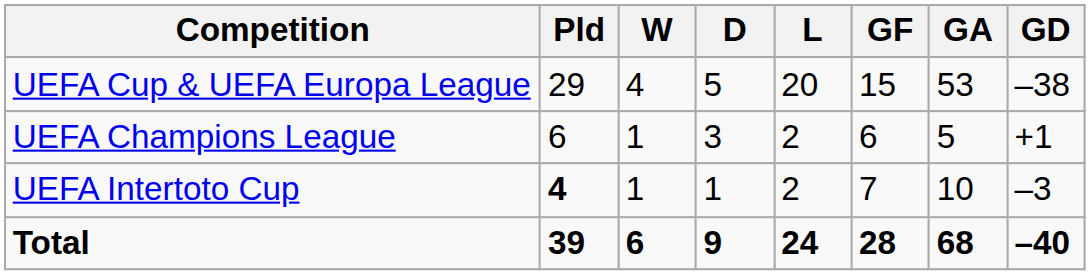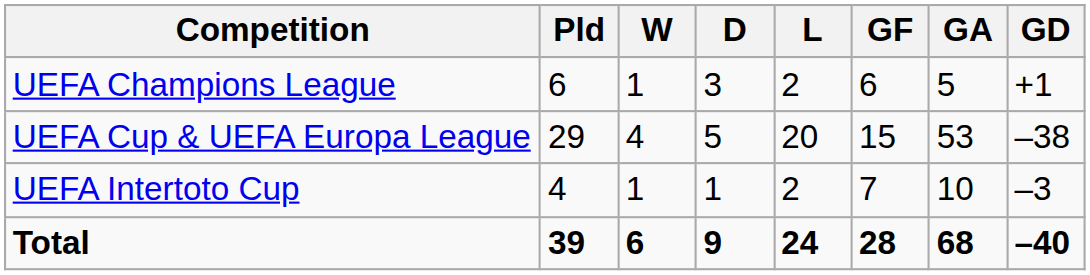rows swapped: (204, 136) <-> (272, 83)
(557, 189) bold -> (557, 189) normal
